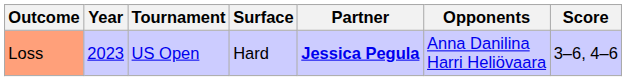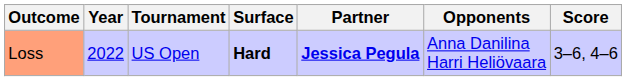(106, 52) 2023 -> (106, 52) 2022
(251, 52) normal -> (252, 52) bold
